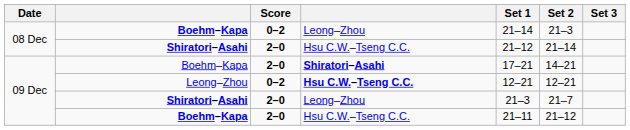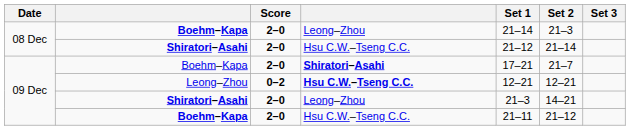(276, 31) 0–2 -> (276, 31) 2–0
(561, 65) 14–21 -> (561, 65) 21–7
(561, 100) 21–7 -> (561, 100) 14–21
